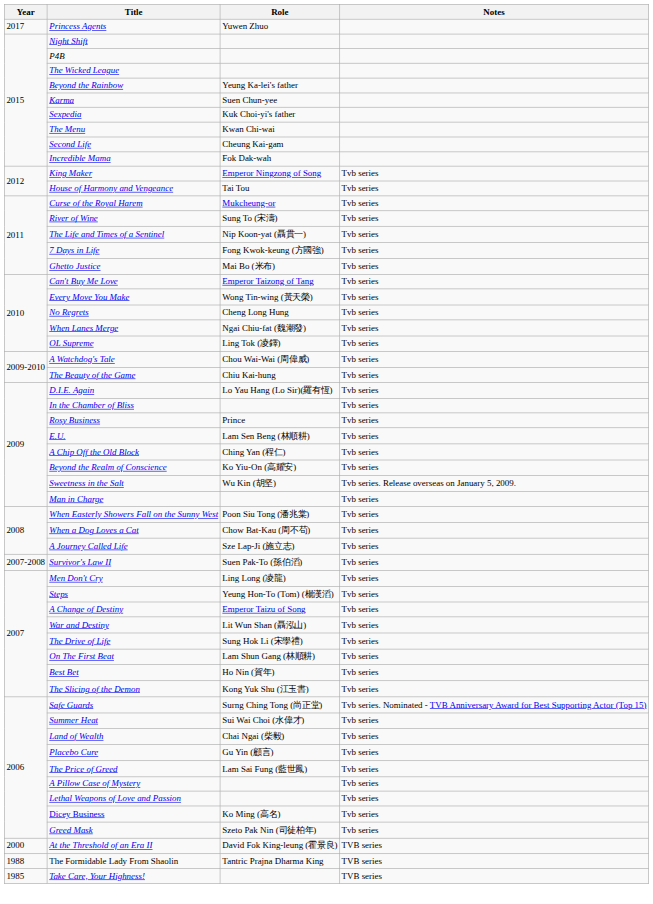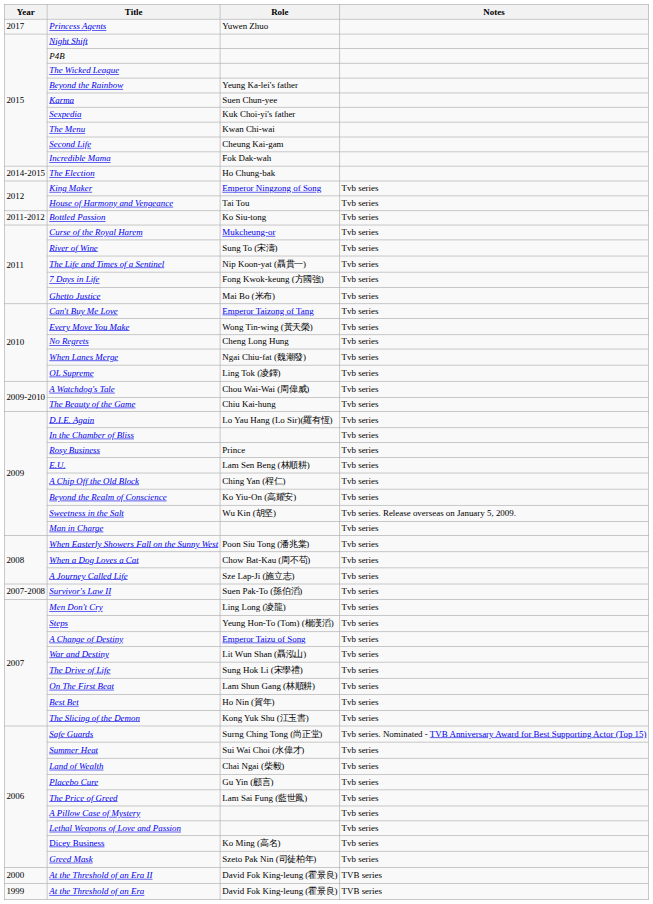+ row: (72, 174)
+ row: (77, 218)
+ row: (97, 891)
- row: (114, 861)
- row: (97, 876)
